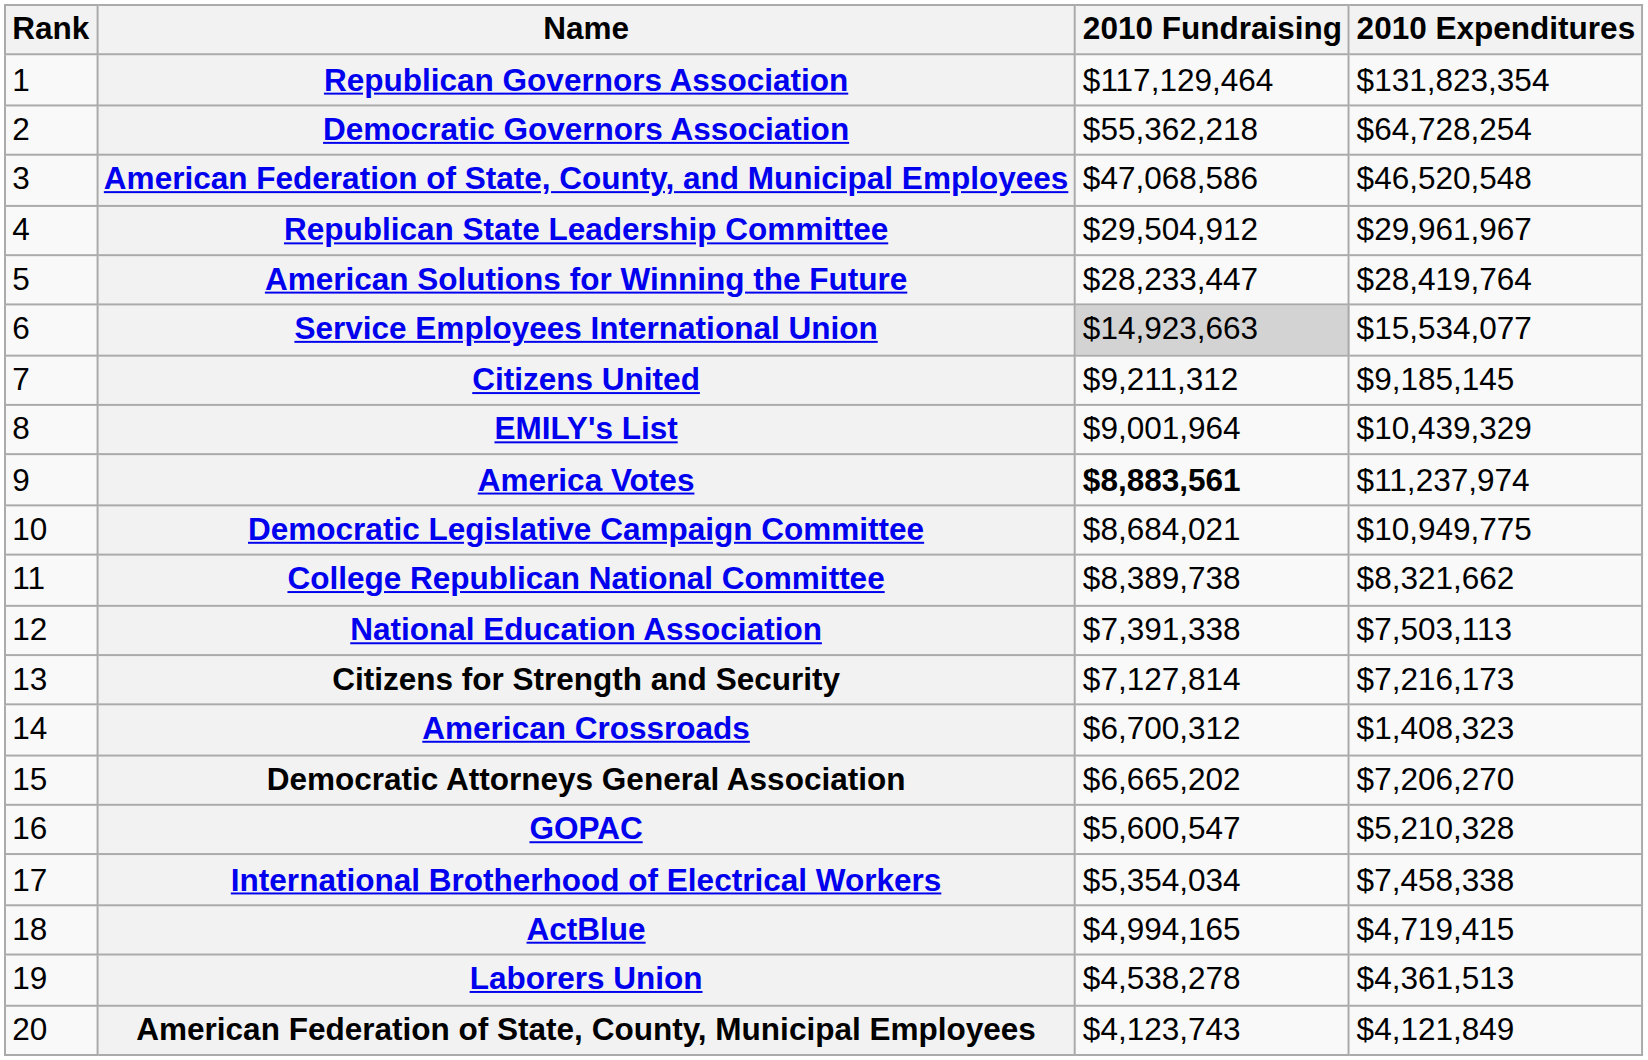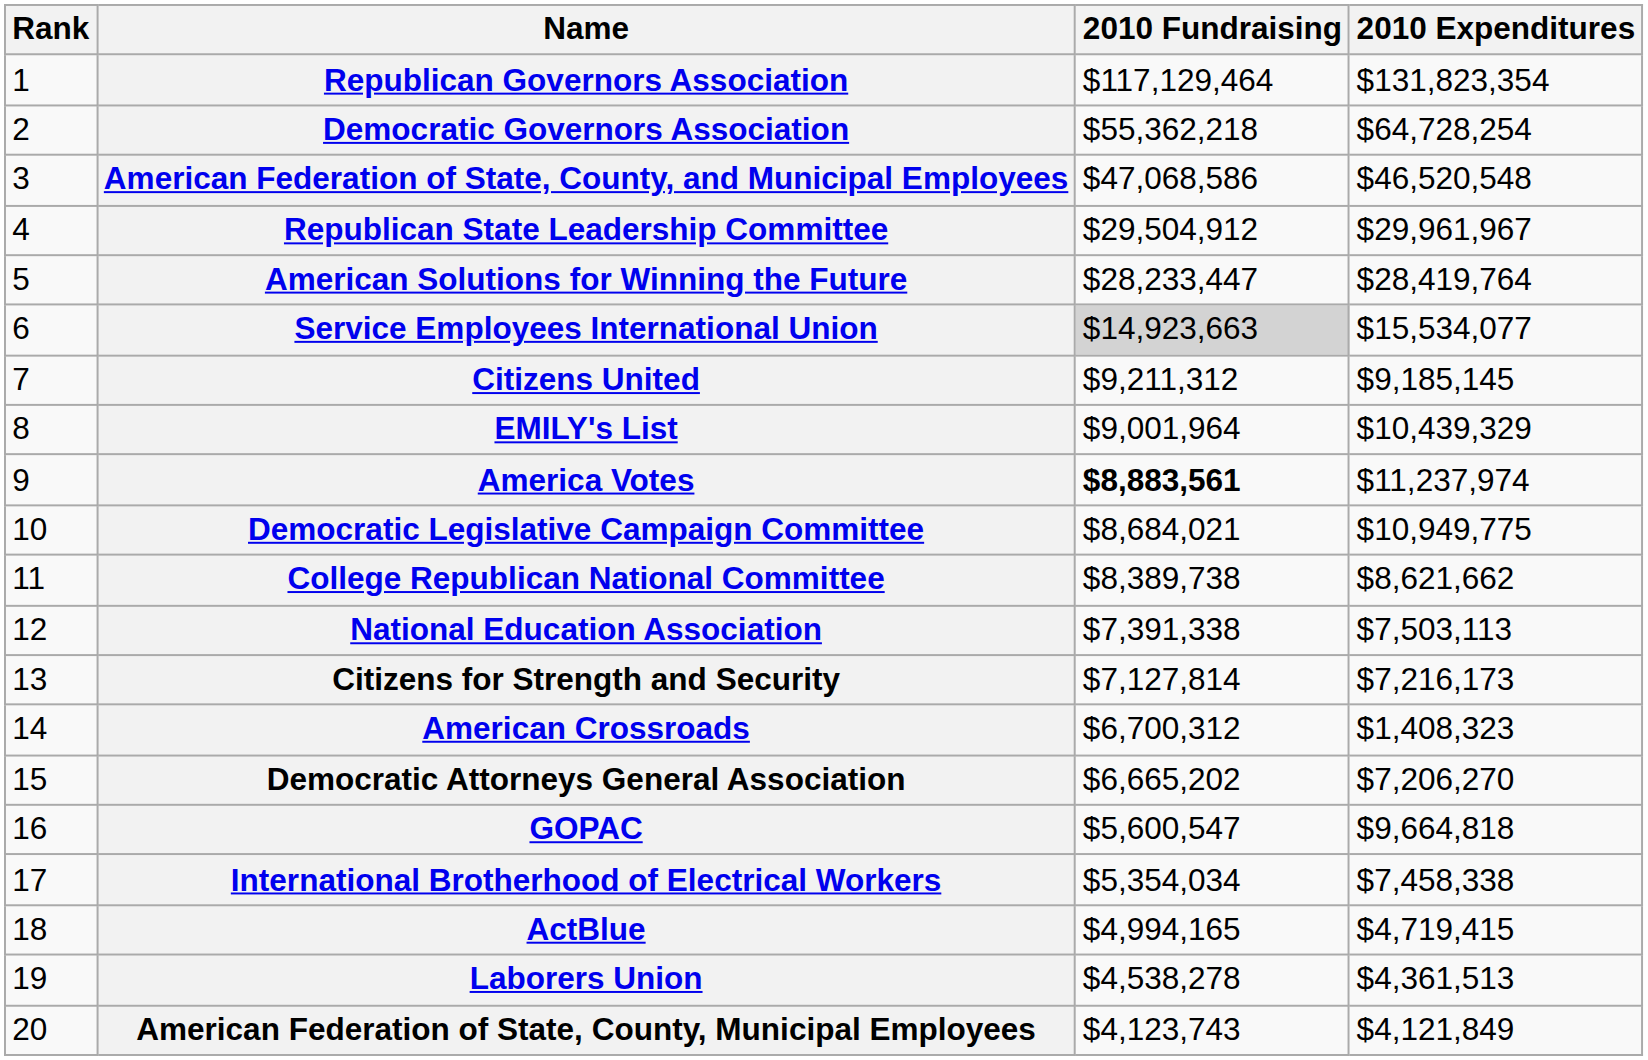(1435, 579) $8,321,662 -> (1435, 579) $8,621,662
(1435, 829) $5,210,328 -> (1435, 829) $9,664,818
